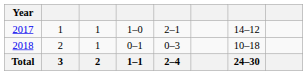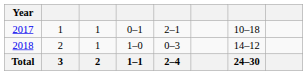(135, 29) 1–0 -> (135, 29) 0–1
(247, 29) 14–12 -> (247, 29) 10–18
(135, 45) 0–1 -> (135, 45) 1–0
(247, 45) 10–18 -> (247, 45) 14–12
